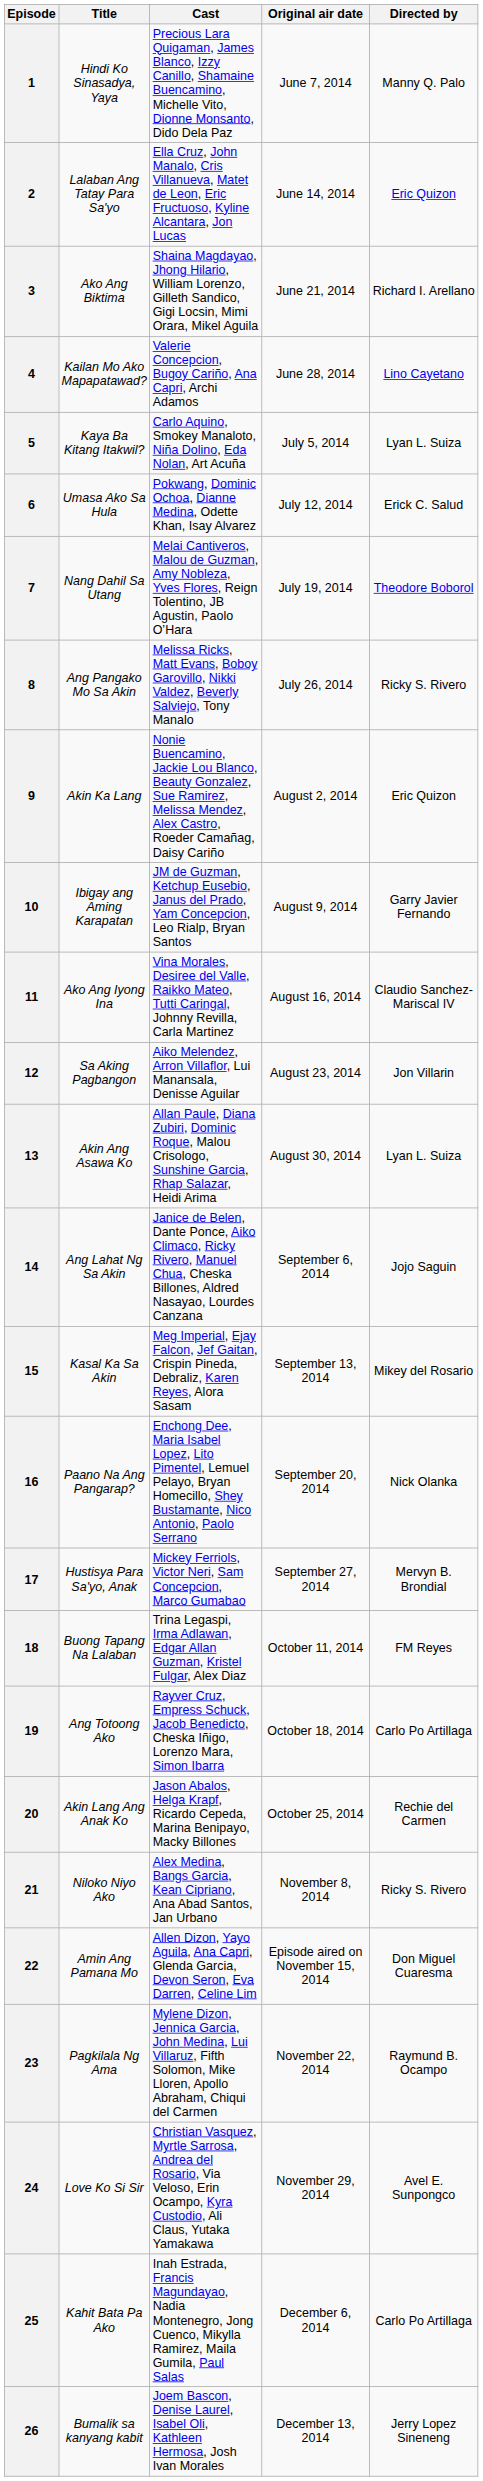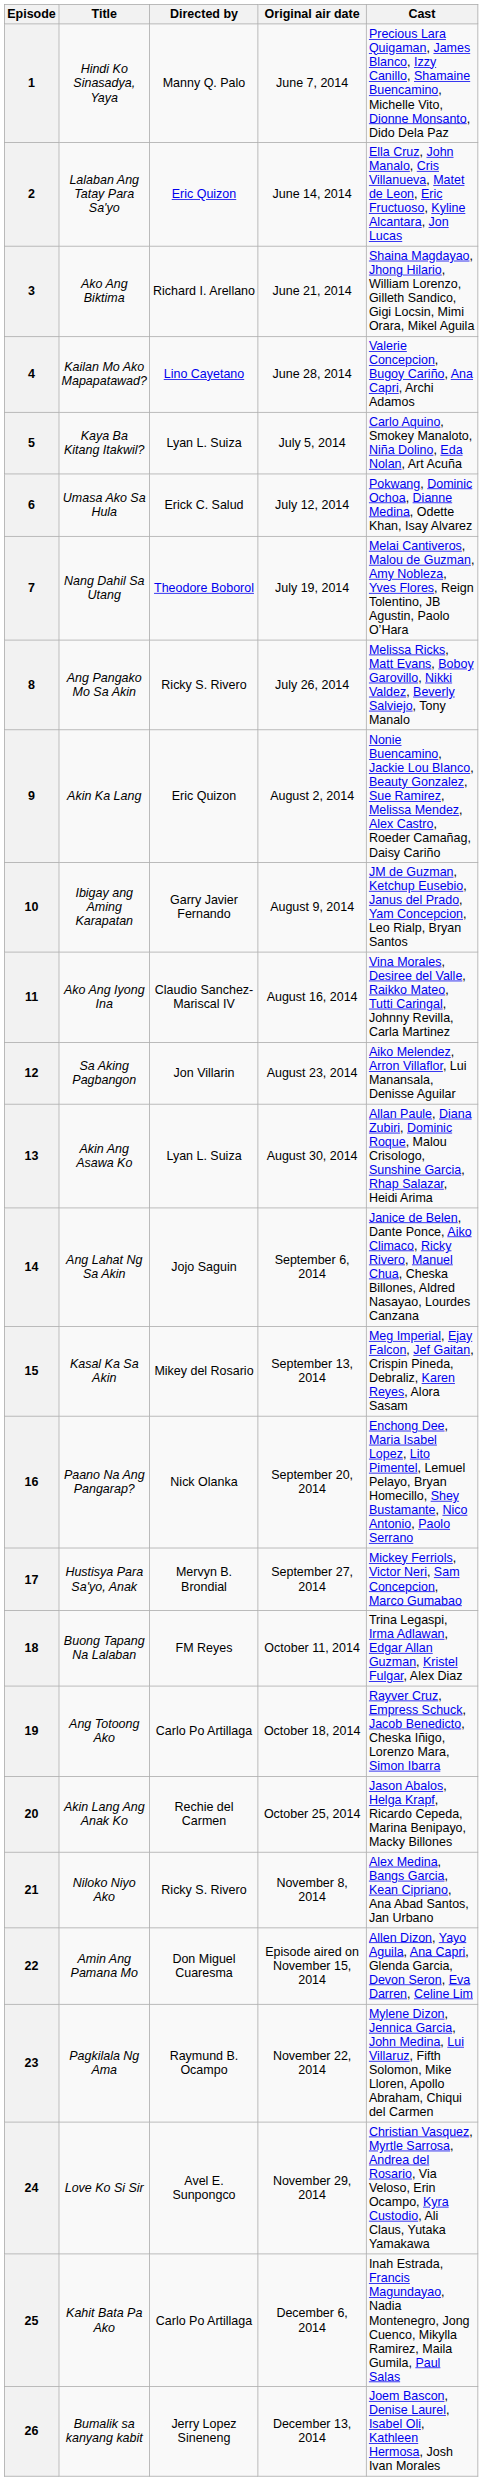columns swapped: (206, 14) <-> (424, 14)
